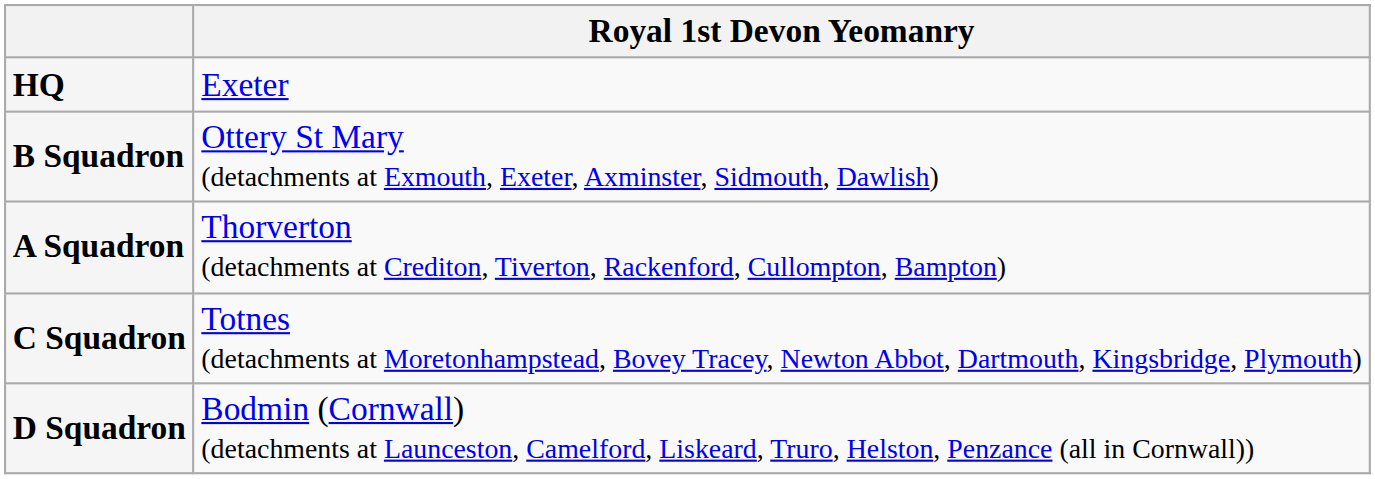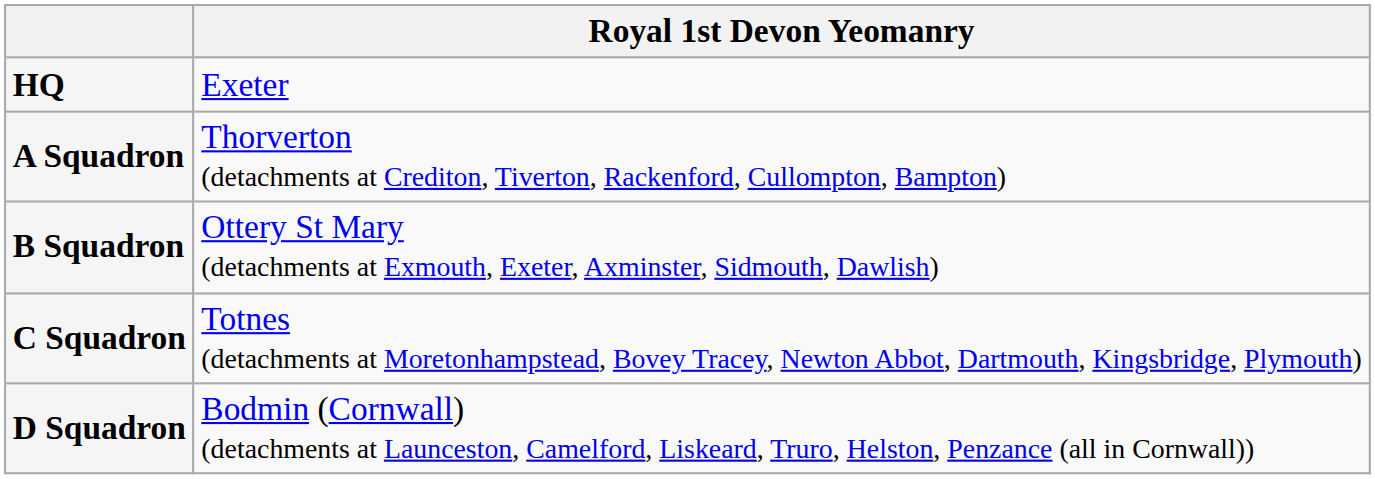rows swapped: (98, 246) <-> (98, 155)
